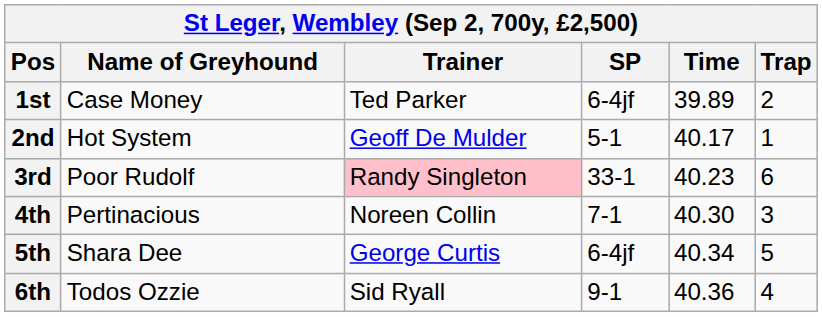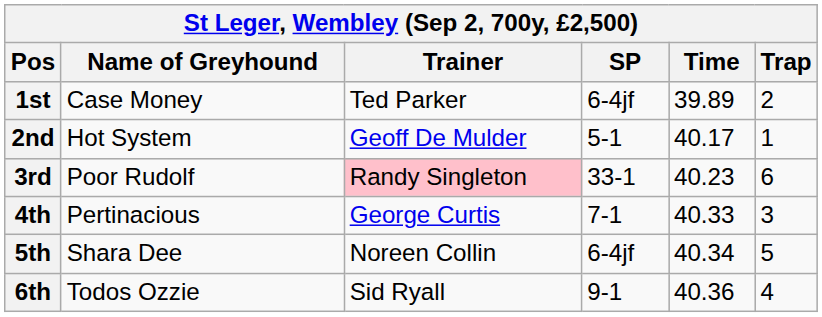(423, 215) Noreen Collin -> (425, 215) George Curtis
(704, 215) 40.30 -> (704, 215) 40.33
(425, 253) George Curtis -> (423, 253) Noreen Collin
